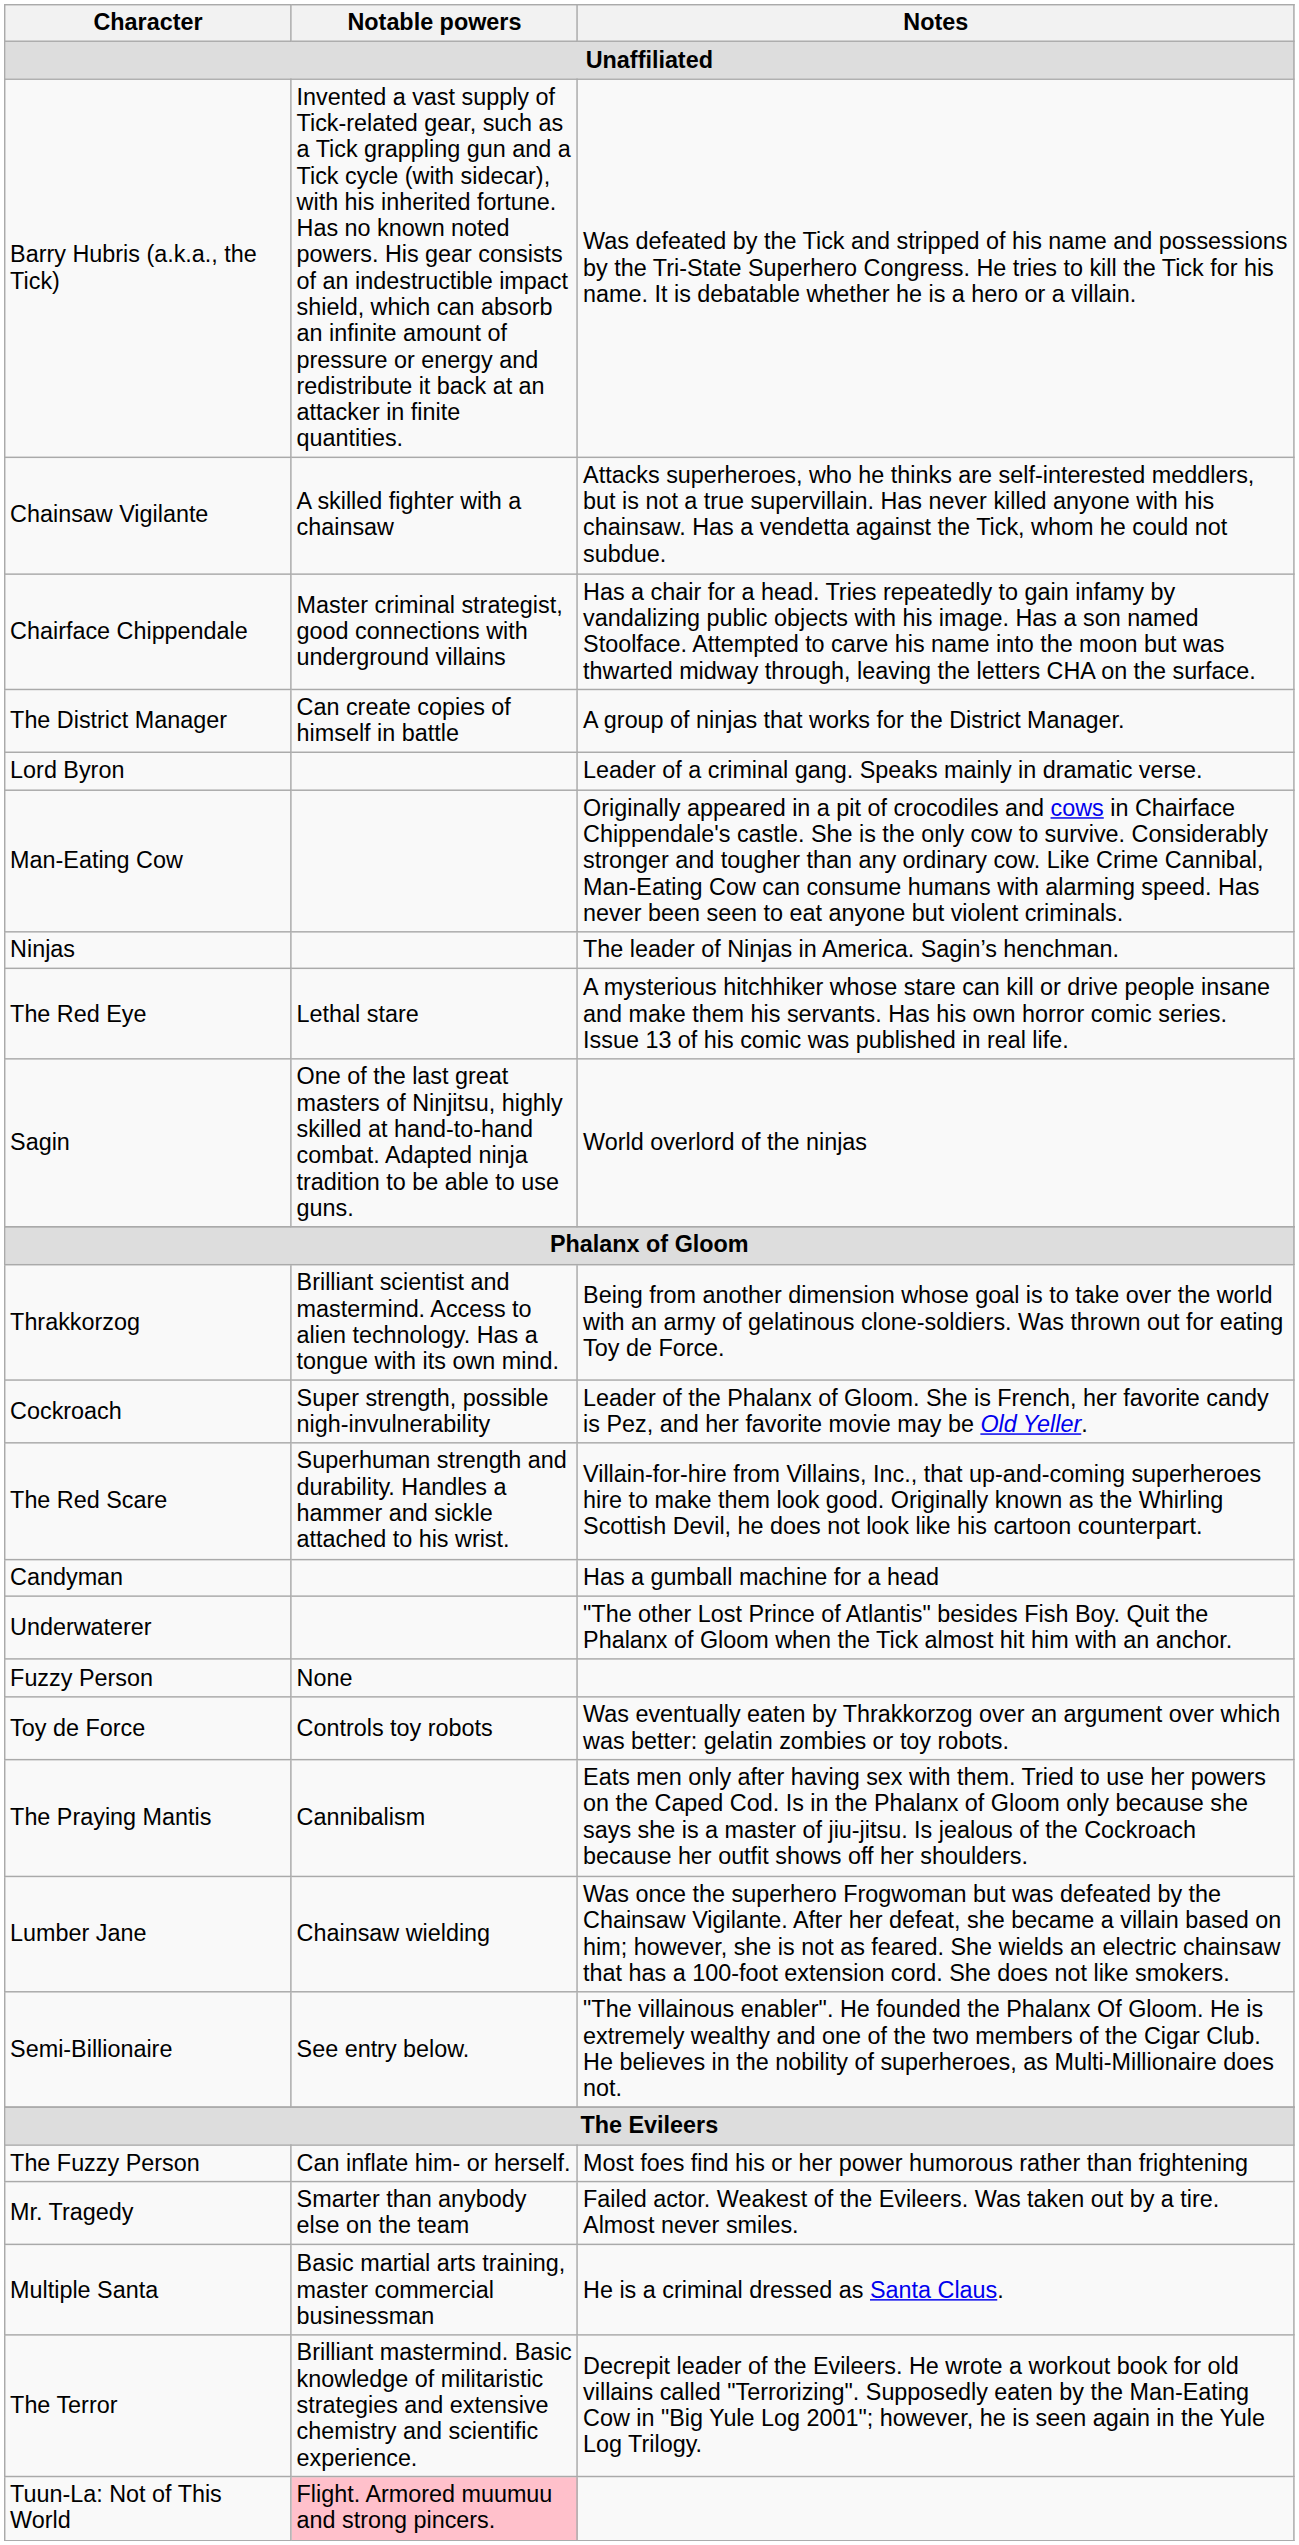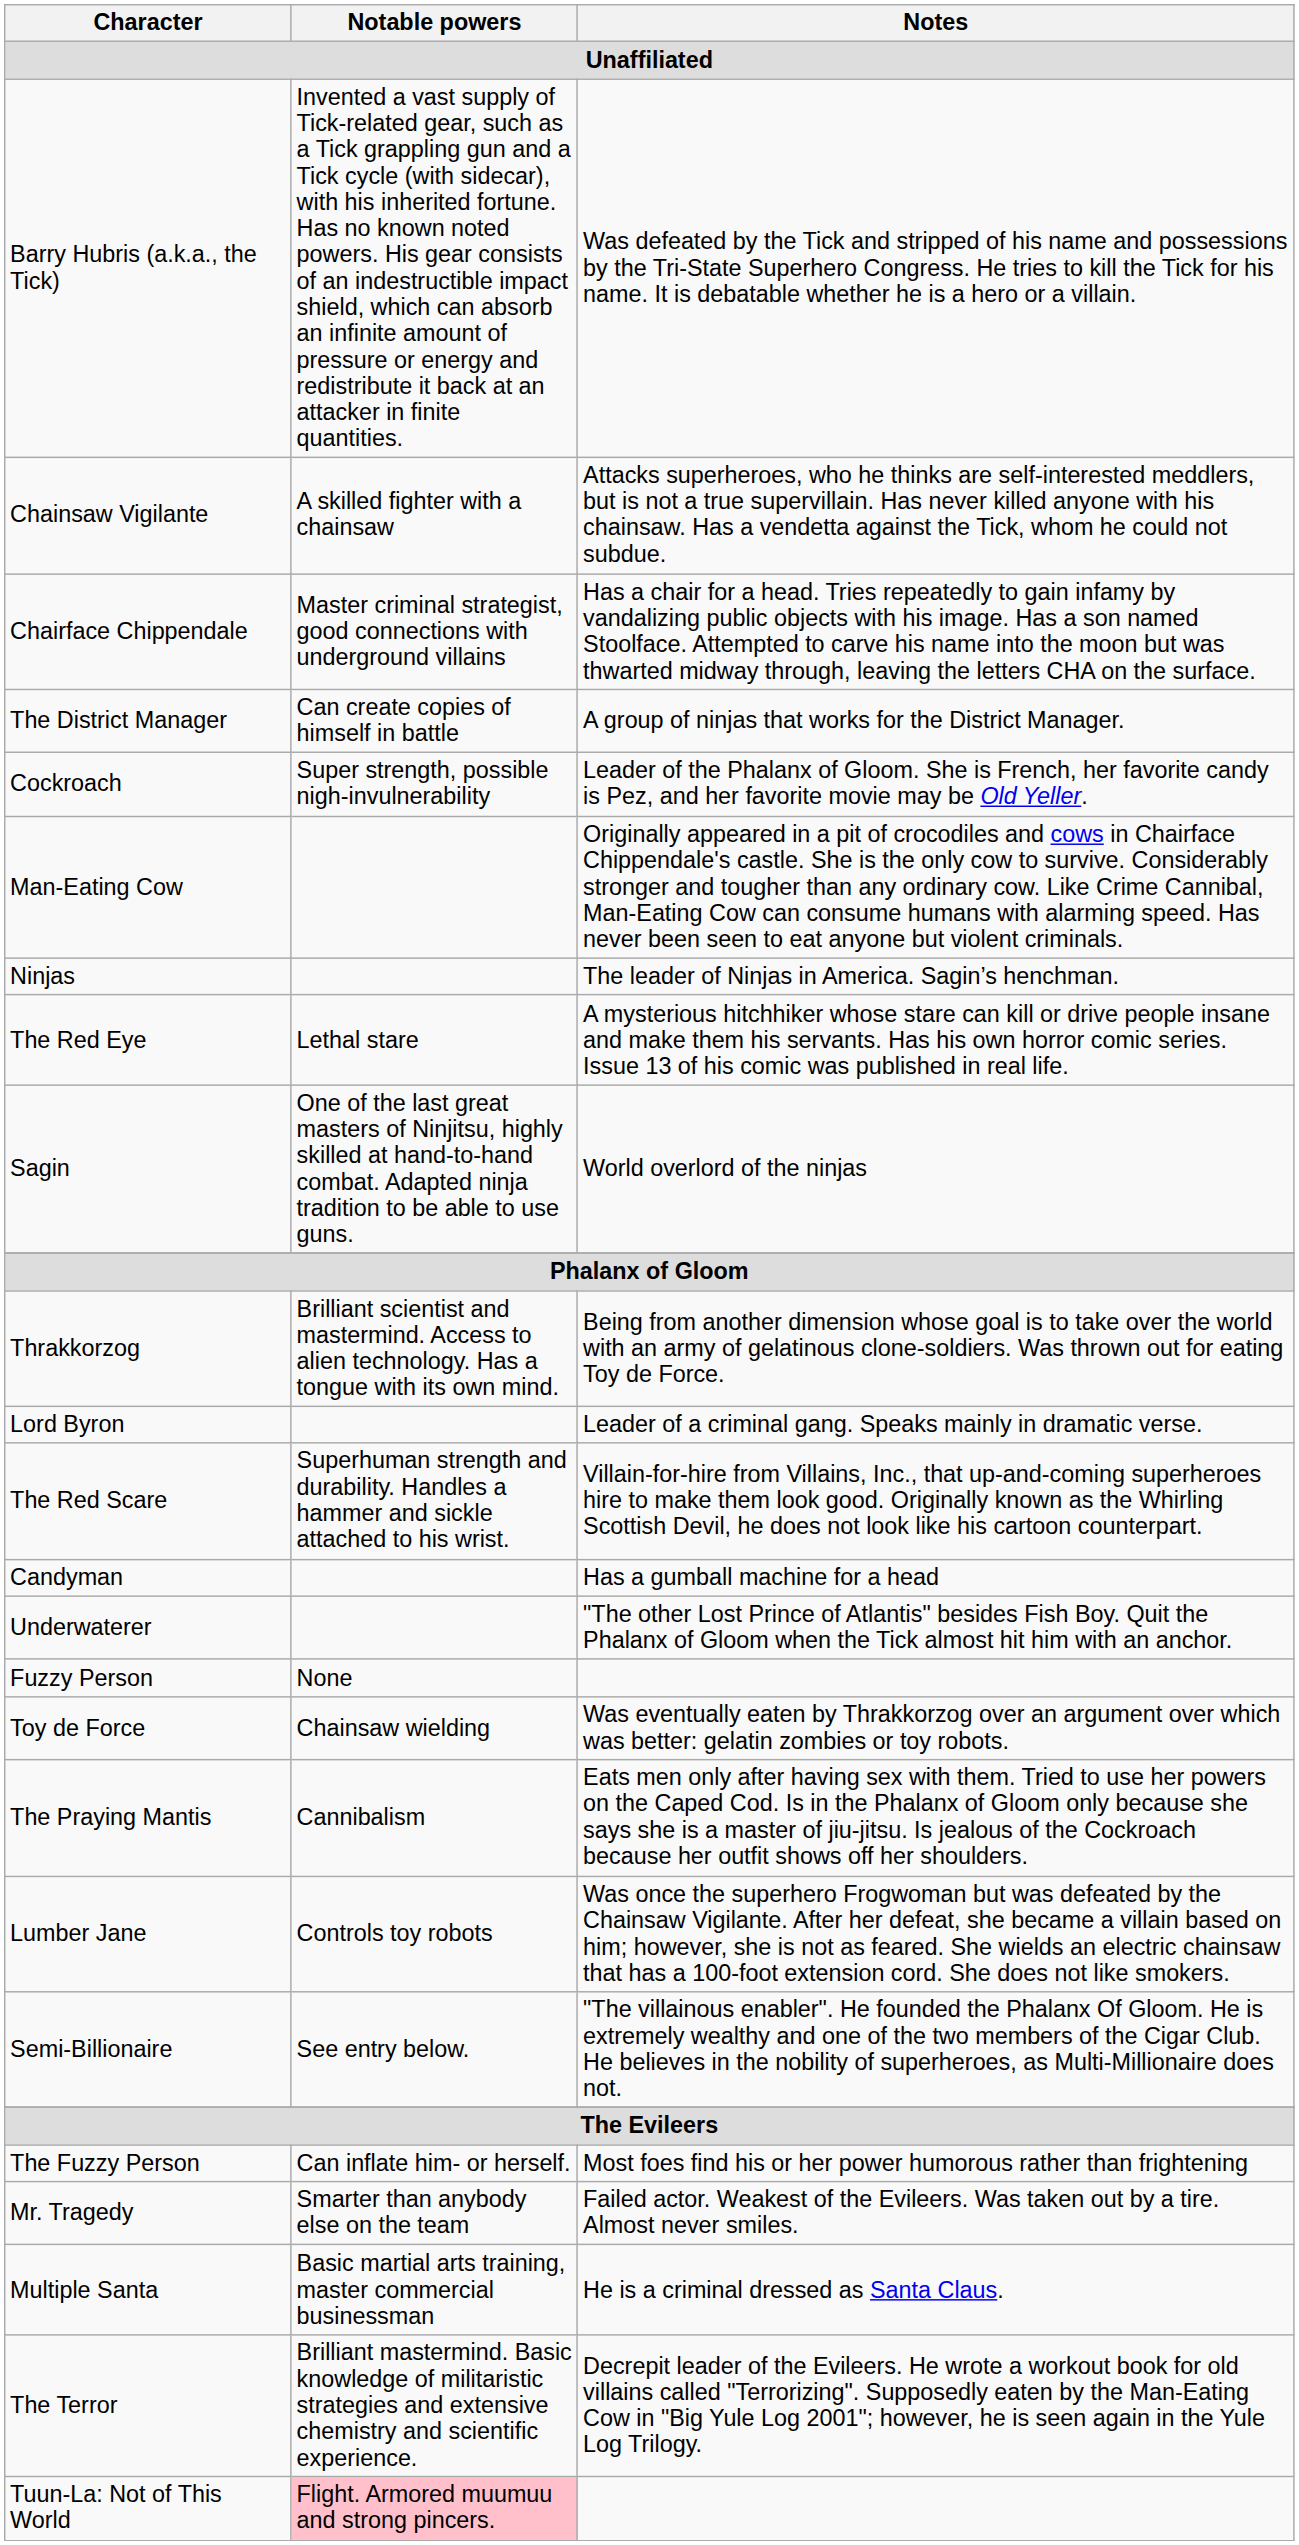rows swapped: (67, 770) <-> (66, 1411)
(395, 1727) Controls toy robots -> (393, 1727) Chainsaw wielding
(393, 1933) Chainsaw wielding -> (395, 1933) Controls toy robots
